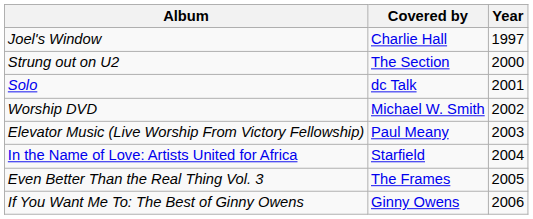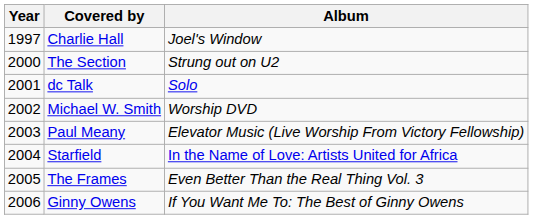columns swapped: (508, 16) <-> (186, 16)
